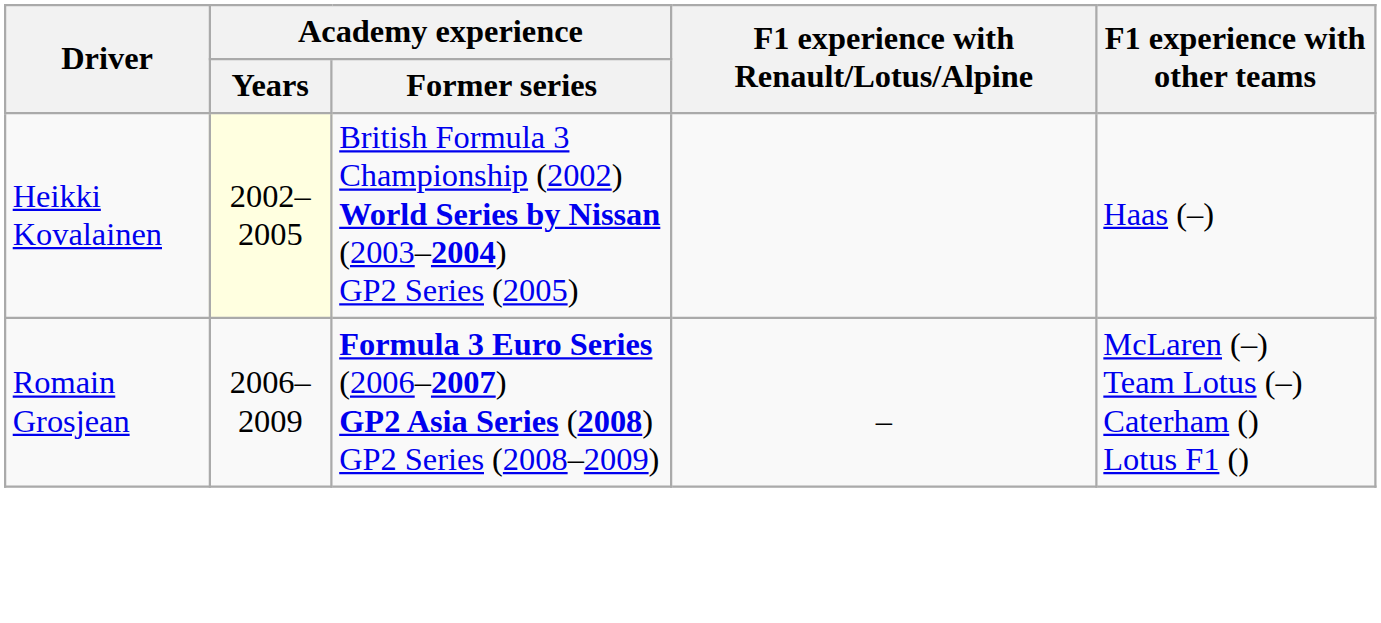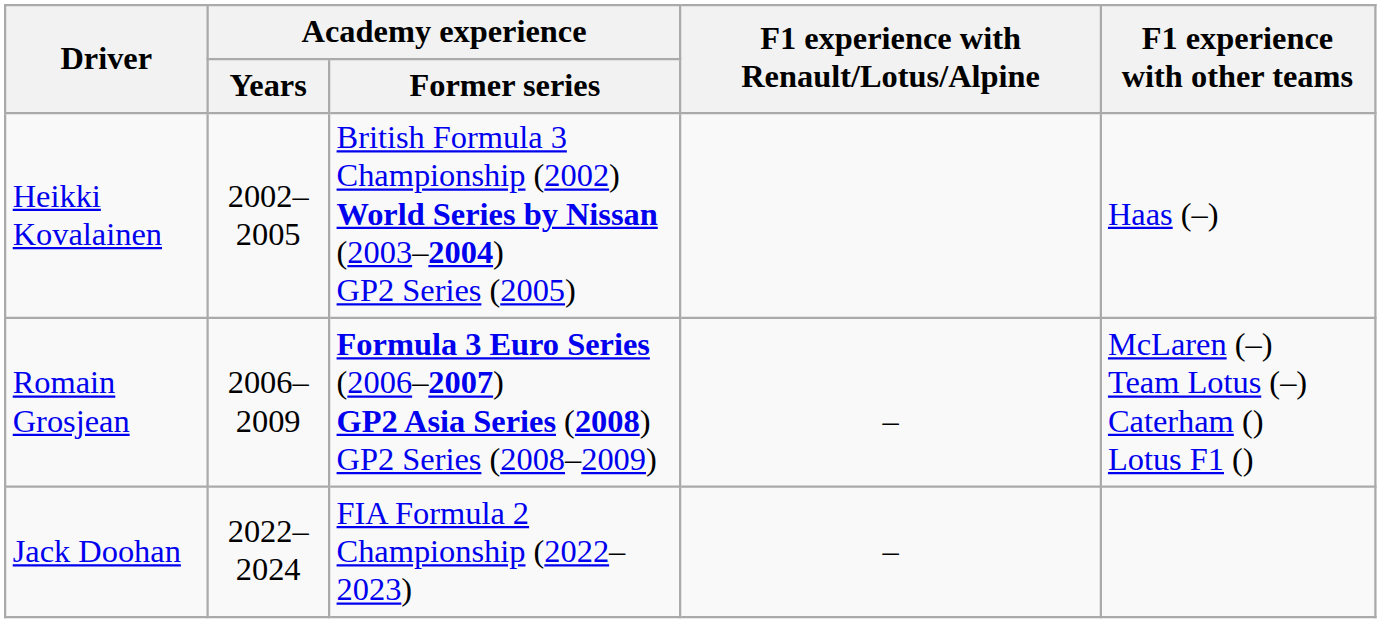(270, 214) lightyellow background -> (268, 214) no background
+ row: (97, 551)
